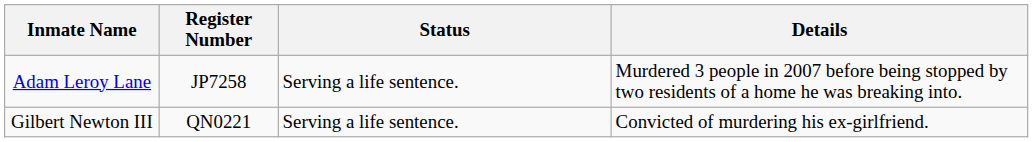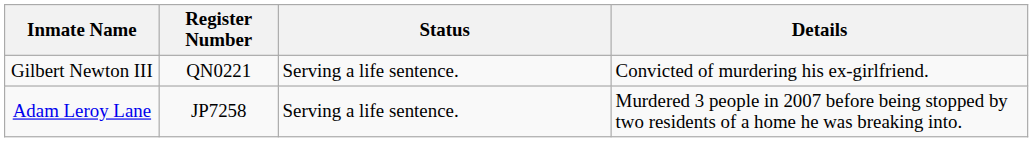rows swapped: (82, 121) <-> (82, 81)
